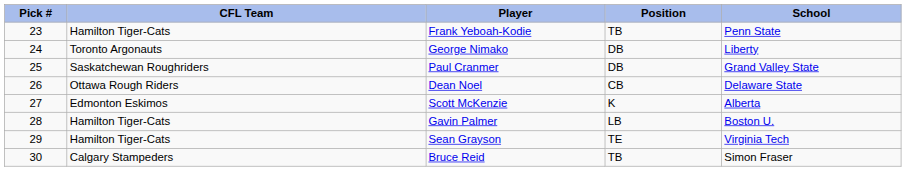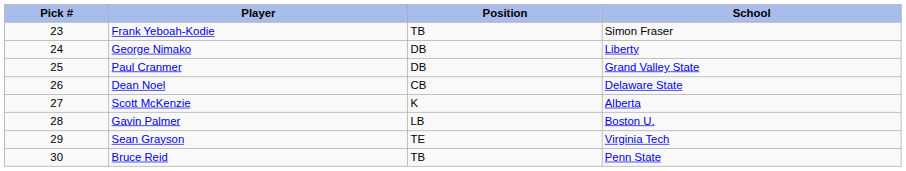- column: (246, 13)
(752, 31) Penn State -> (639, 31) Simon Fraser
(758, 157) Simon Fraser -> (633, 157) Penn State
